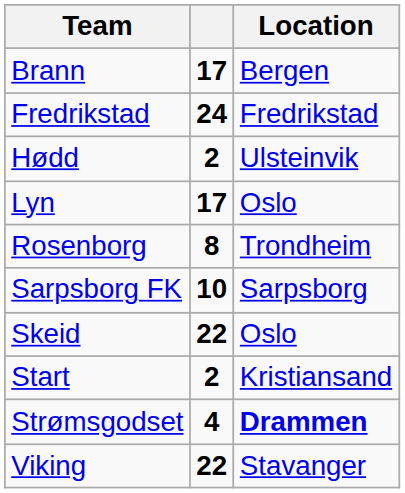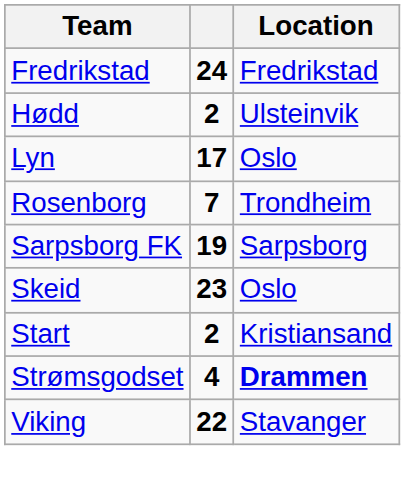- row: (48, 70)
(212, 245) 8 -> (212, 202) 7
(212, 289) 10 -> (212, 245) 19
(212, 333) 22 -> (212, 289) 23
